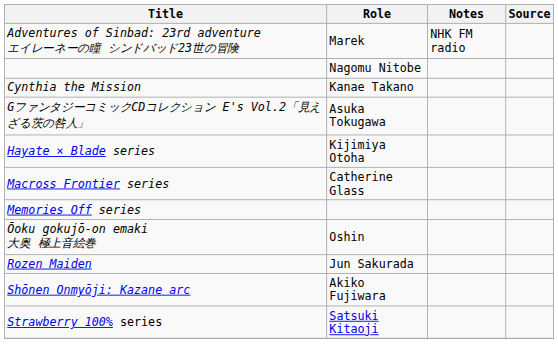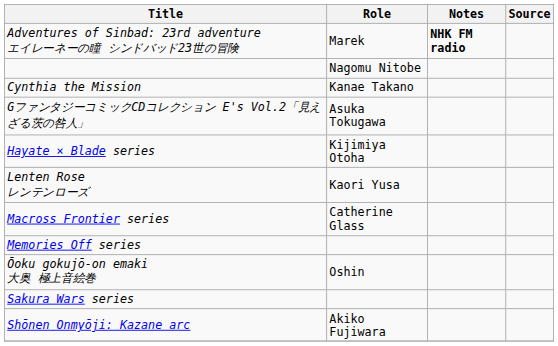(451, 41) normal -> (451, 41) bold
+ row: (48, 184)
- row: (49, 264)
+ row: (71, 299)
- row: (85, 322)
